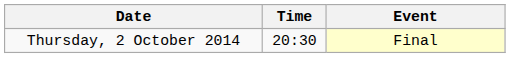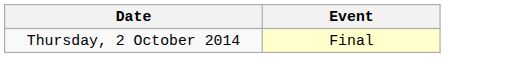- column: (294, 17)
